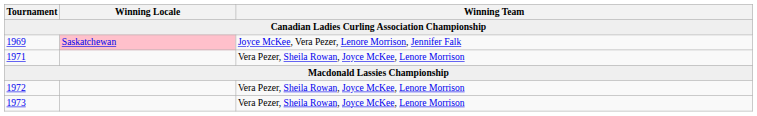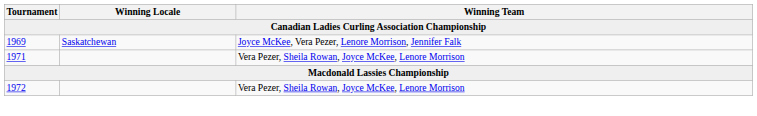(89, 42) pink background -> (89, 42) no background
- row: (16, 103)
